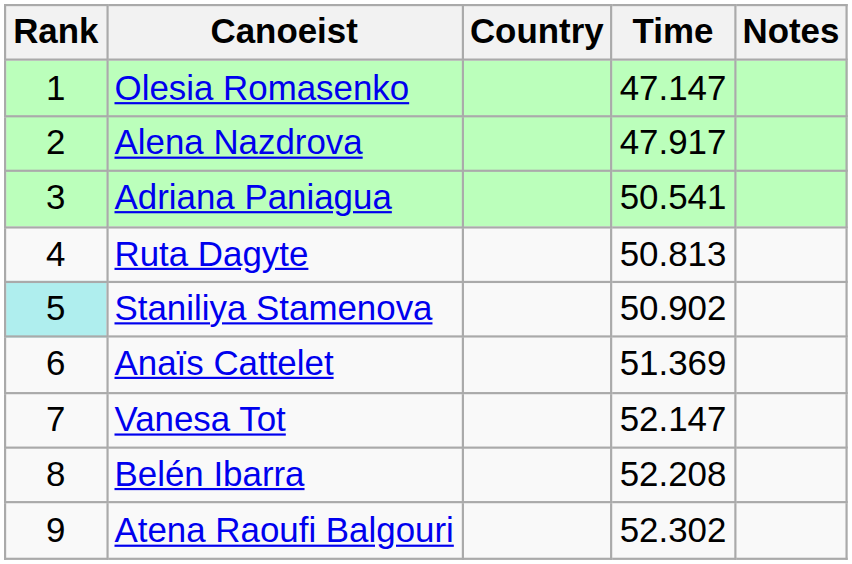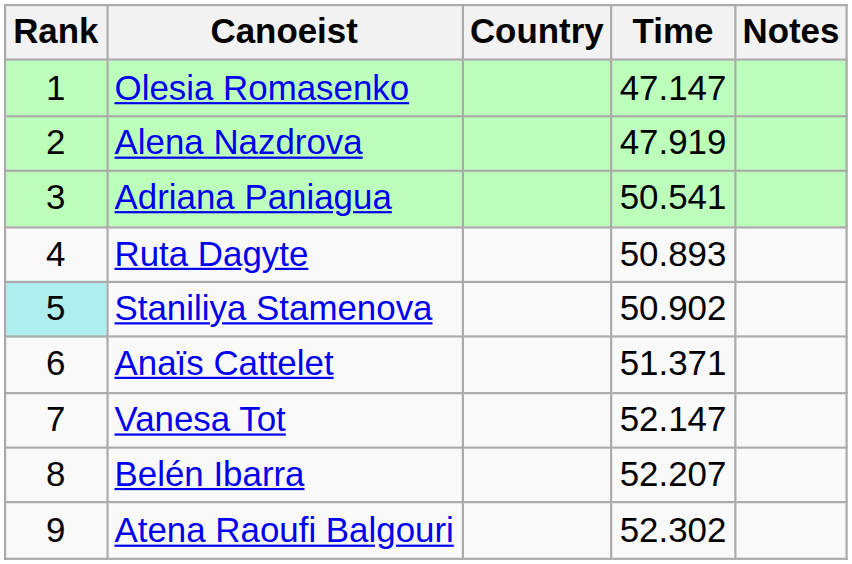(673, 142) 47.917 -> (673, 142) 47.919
(673, 253) 50.813 -> (673, 253) 50.893
(673, 364) 51.369 -> (673, 364) 51.371
(673, 474) 52.208 -> (673, 474) 52.207
